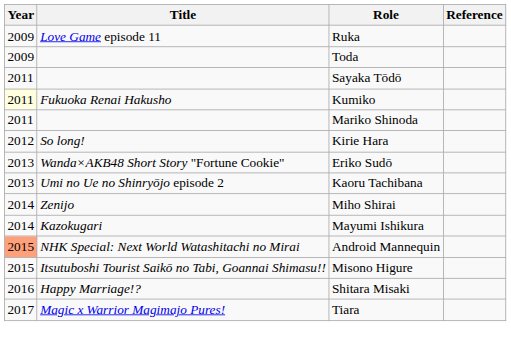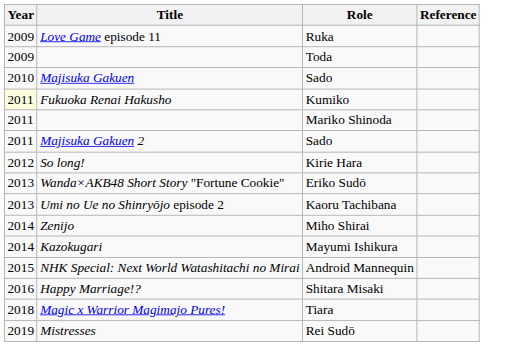+ row: (87, 78)
- row: (183, 78)
+ row: (92, 141)
(21, 246) lightsalmon background -> (21, 267) no background
- row: (183, 267)
(21, 309) 2017 -> (21, 309) 2018
+ row: (68, 330)
